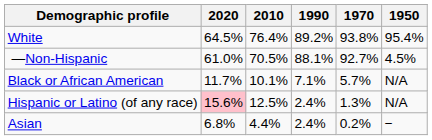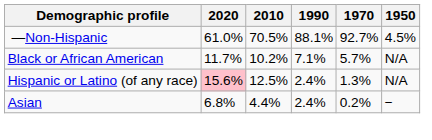- row: (25, 37)
(269, 81) 10.1% -> (269, 59) 10.2%
